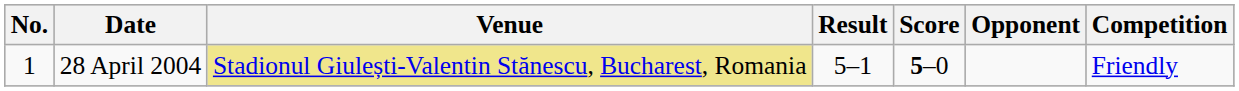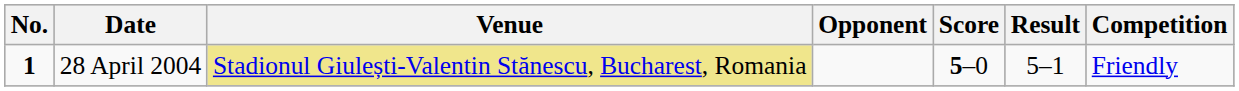columns swapped: (1026, 24) <-> (853, 24)
(29, 65) normal -> (29, 65) bold
